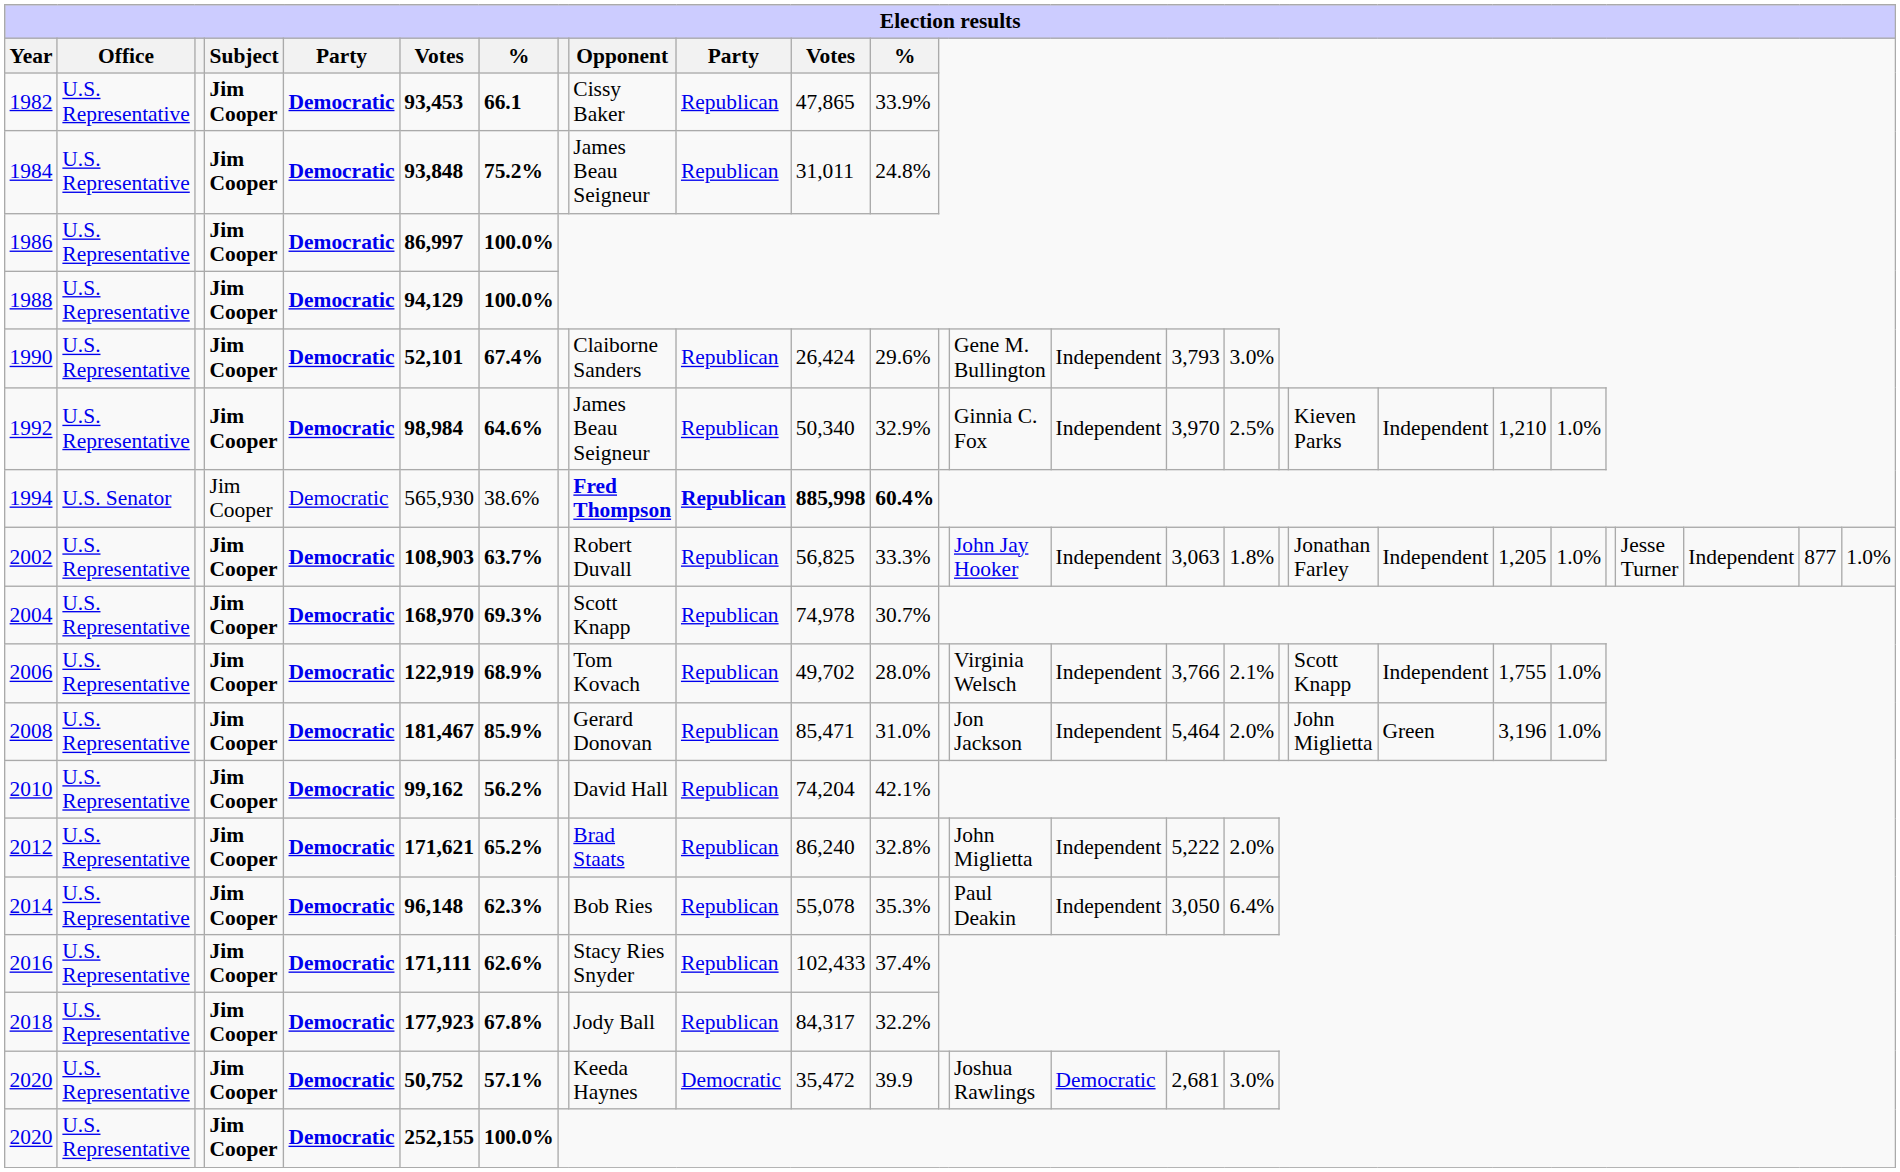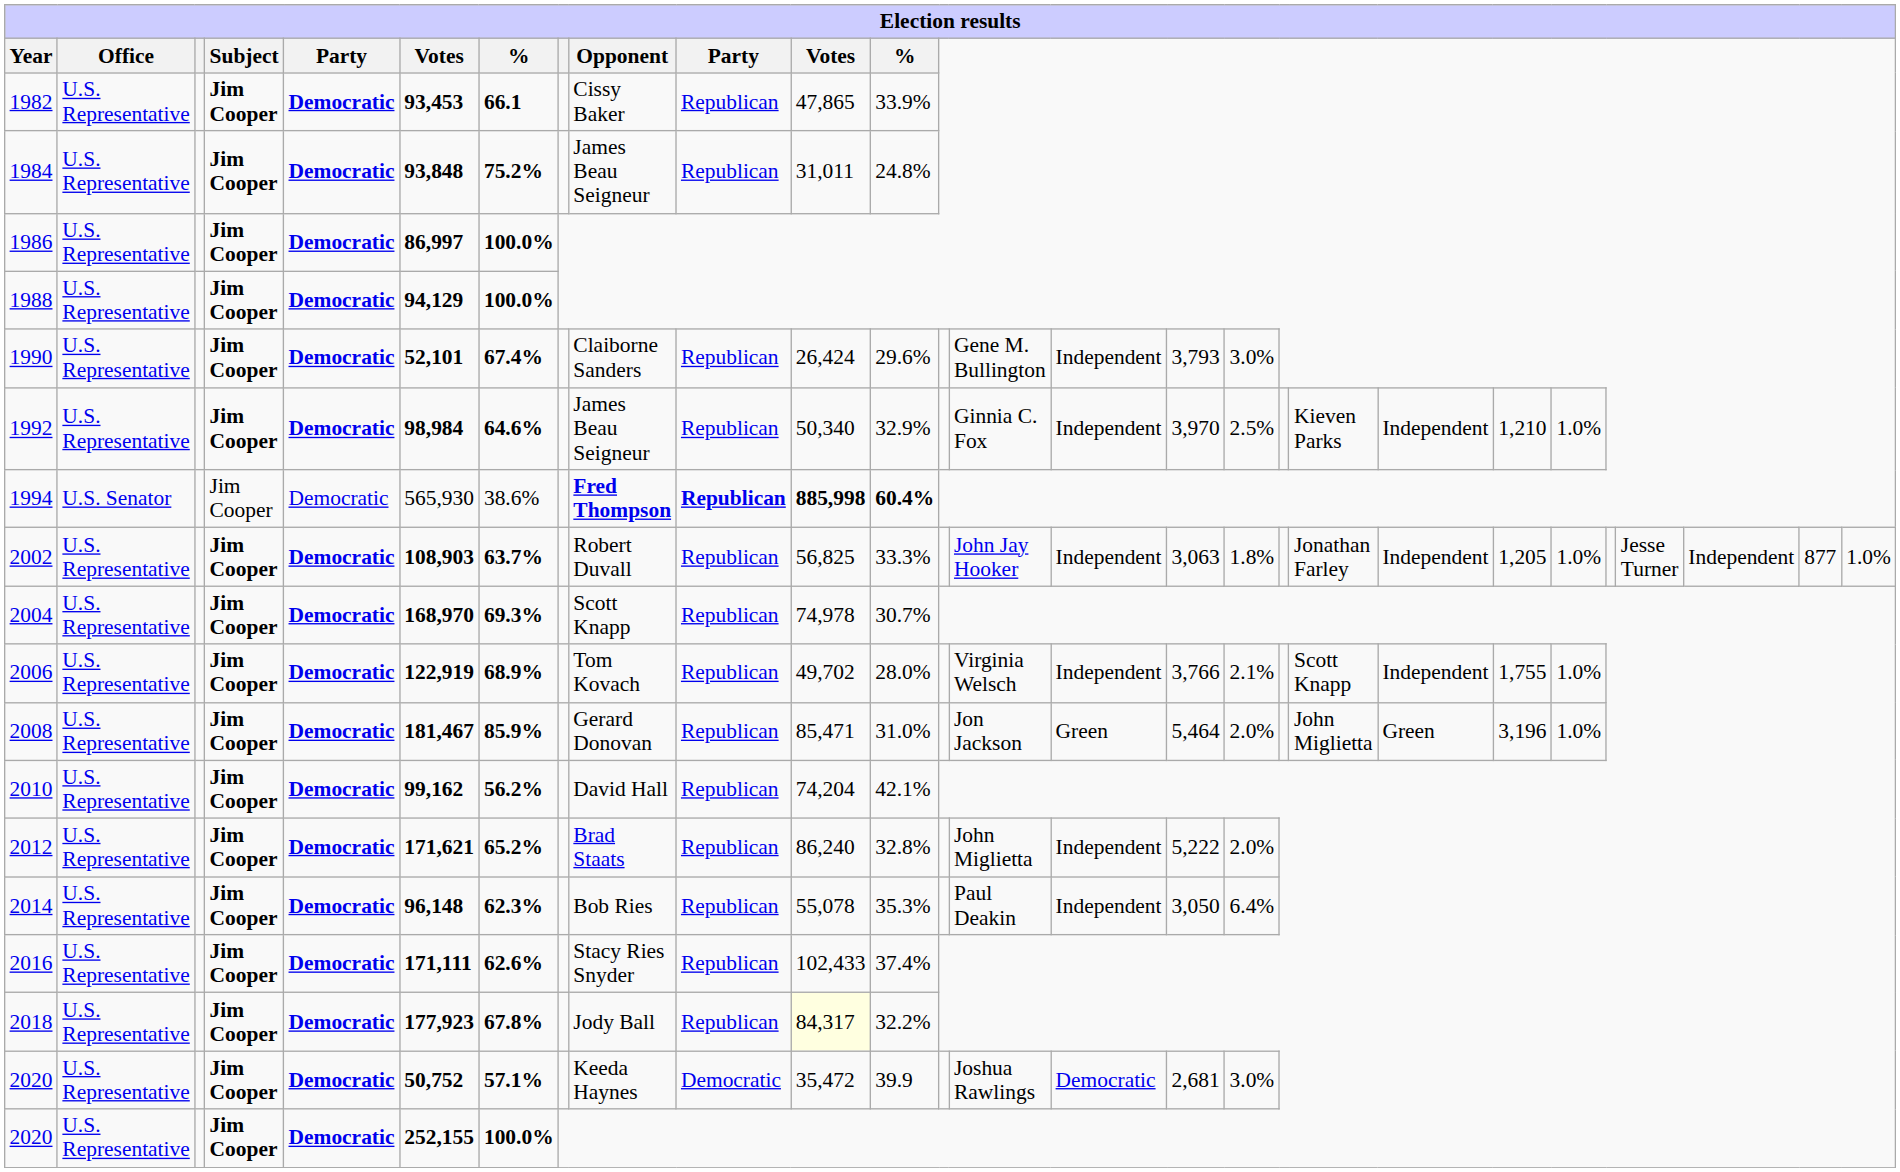(1109, 731) Independent -> (1082, 731) Green
(825, 1021) no background -> (825, 1021) lightyellow background
